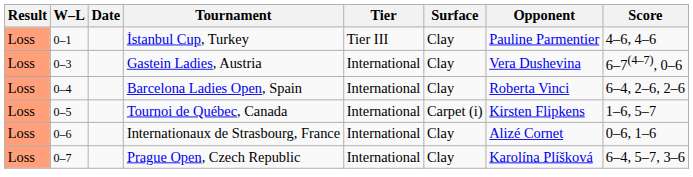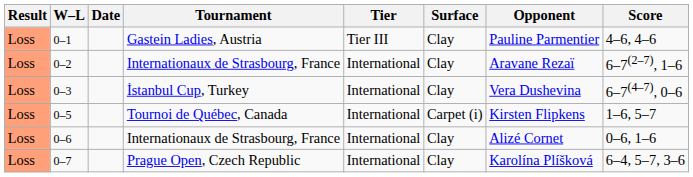(188, 38) İstanbul Cup, Turkey -> (194, 38) Gastein Ladies, Austria
+ row: (63, 64)
(194, 63) Gastein Ladies, Austria -> (188, 90) İstanbul Cup, Turkey
- row: (63, 89)
